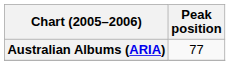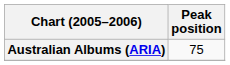(196, 49) 77 -> (196, 49) 75
